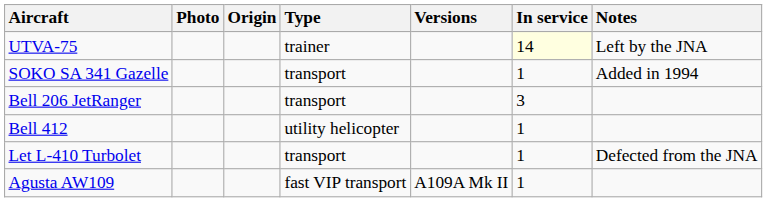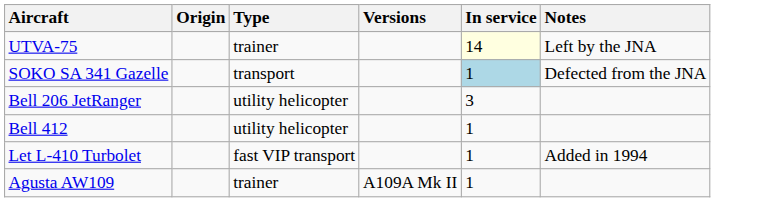- column: (198, 18)
(521, 73) no background -> (469, 73) lightblue background
(647, 73) Added in 1994 -> (625, 73) Defected from the JNA
(315, 100) transport -> (291, 100) utility helicopter
(315, 155) transport -> (294, 155) fast VIP transport
(677, 155) Defected from the JNA -> (596, 155) Added in 1994
(345, 182) fast VIP transport -> (256, 182) trainer
